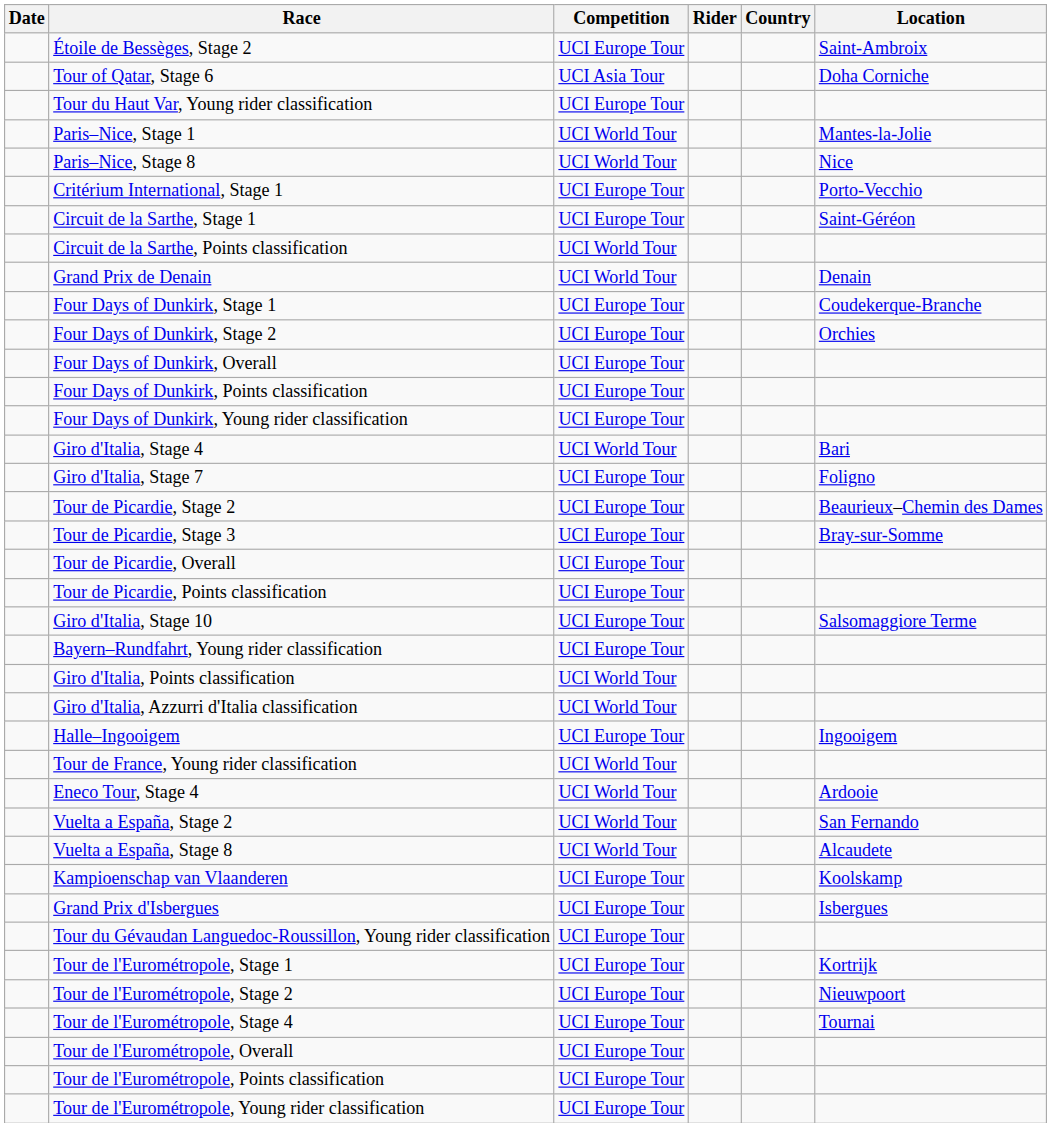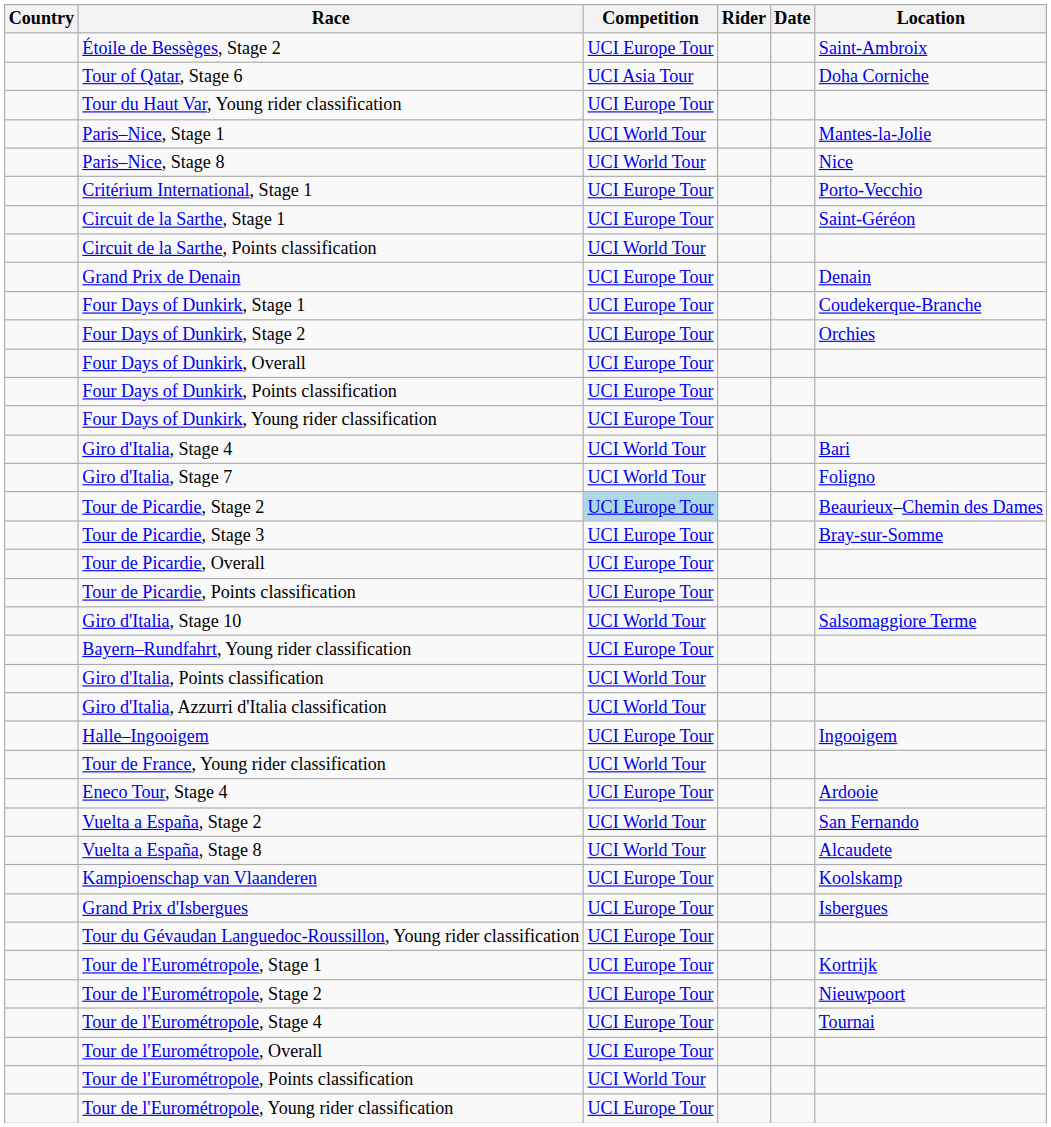columns swapped: (27, 18) <-> (778, 18)
(617, 276) UCI World Tour -> (651, 276) UCI Europe Tour
(621, 477) UCI Europe Tour -> (647, 477) UCI World Tour
(621, 506) no background -> (651, 506) lightblue background
(621, 620) UCI Europe Tour -> (647, 620) UCI World Tour
(617, 793) UCI World Tour -> (651, 793) UCI Europe Tour
(621, 1079) UCI Europe Tour -> (647, 1079) UCI World Tour
